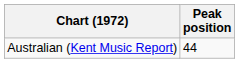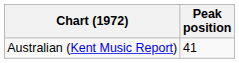(190, 48) 44 -> (190, 48) 41
